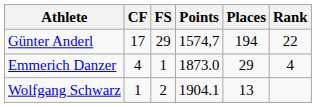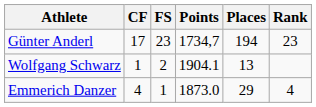(163, 41) 29 -> (163, 41) 23
(199, 41) 1574,7 -> (199, 41) 1734,7
(290, 41) 22 -> (290, 41) 23
rows swapped: (62, 66) <-> (64, 90)
